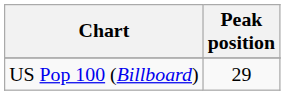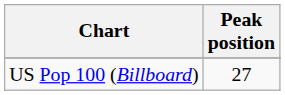(241, 74) 29 -> (241, 74) 27
